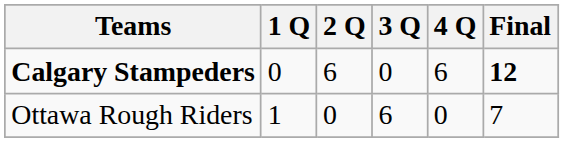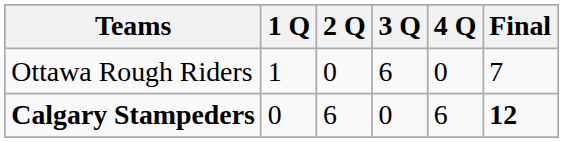rows swapped: (133, 70) <-> (132, 114)
